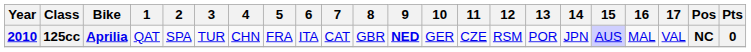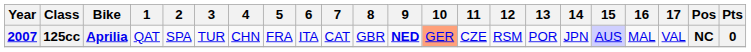(22, 36) 2010 -> (22, 36) 2007
(440, 36) no background -> (440, 36) lightsalmon background
